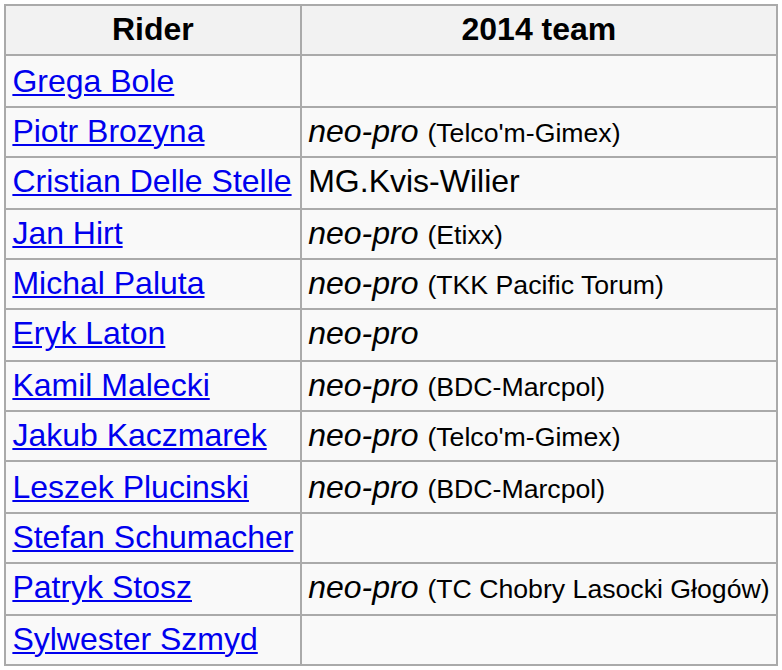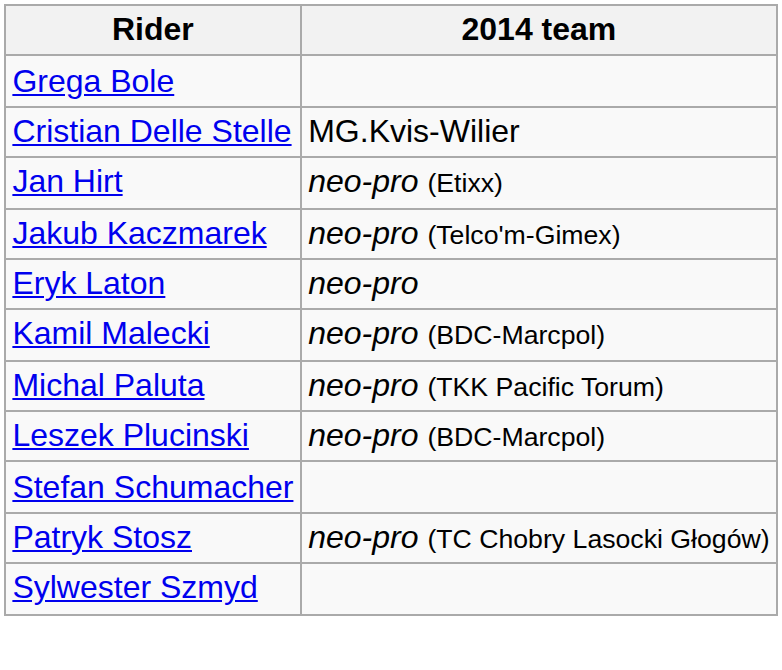- row: (108, 131)
rows swapped: (140, 435) <-> (108, 283)
